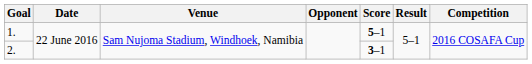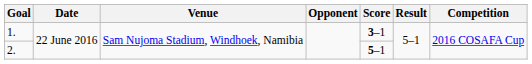(377, 31) 5–1 -> (377, 31) 3–1
(377, 50) 3–1 -> (377, 50) 5–1
